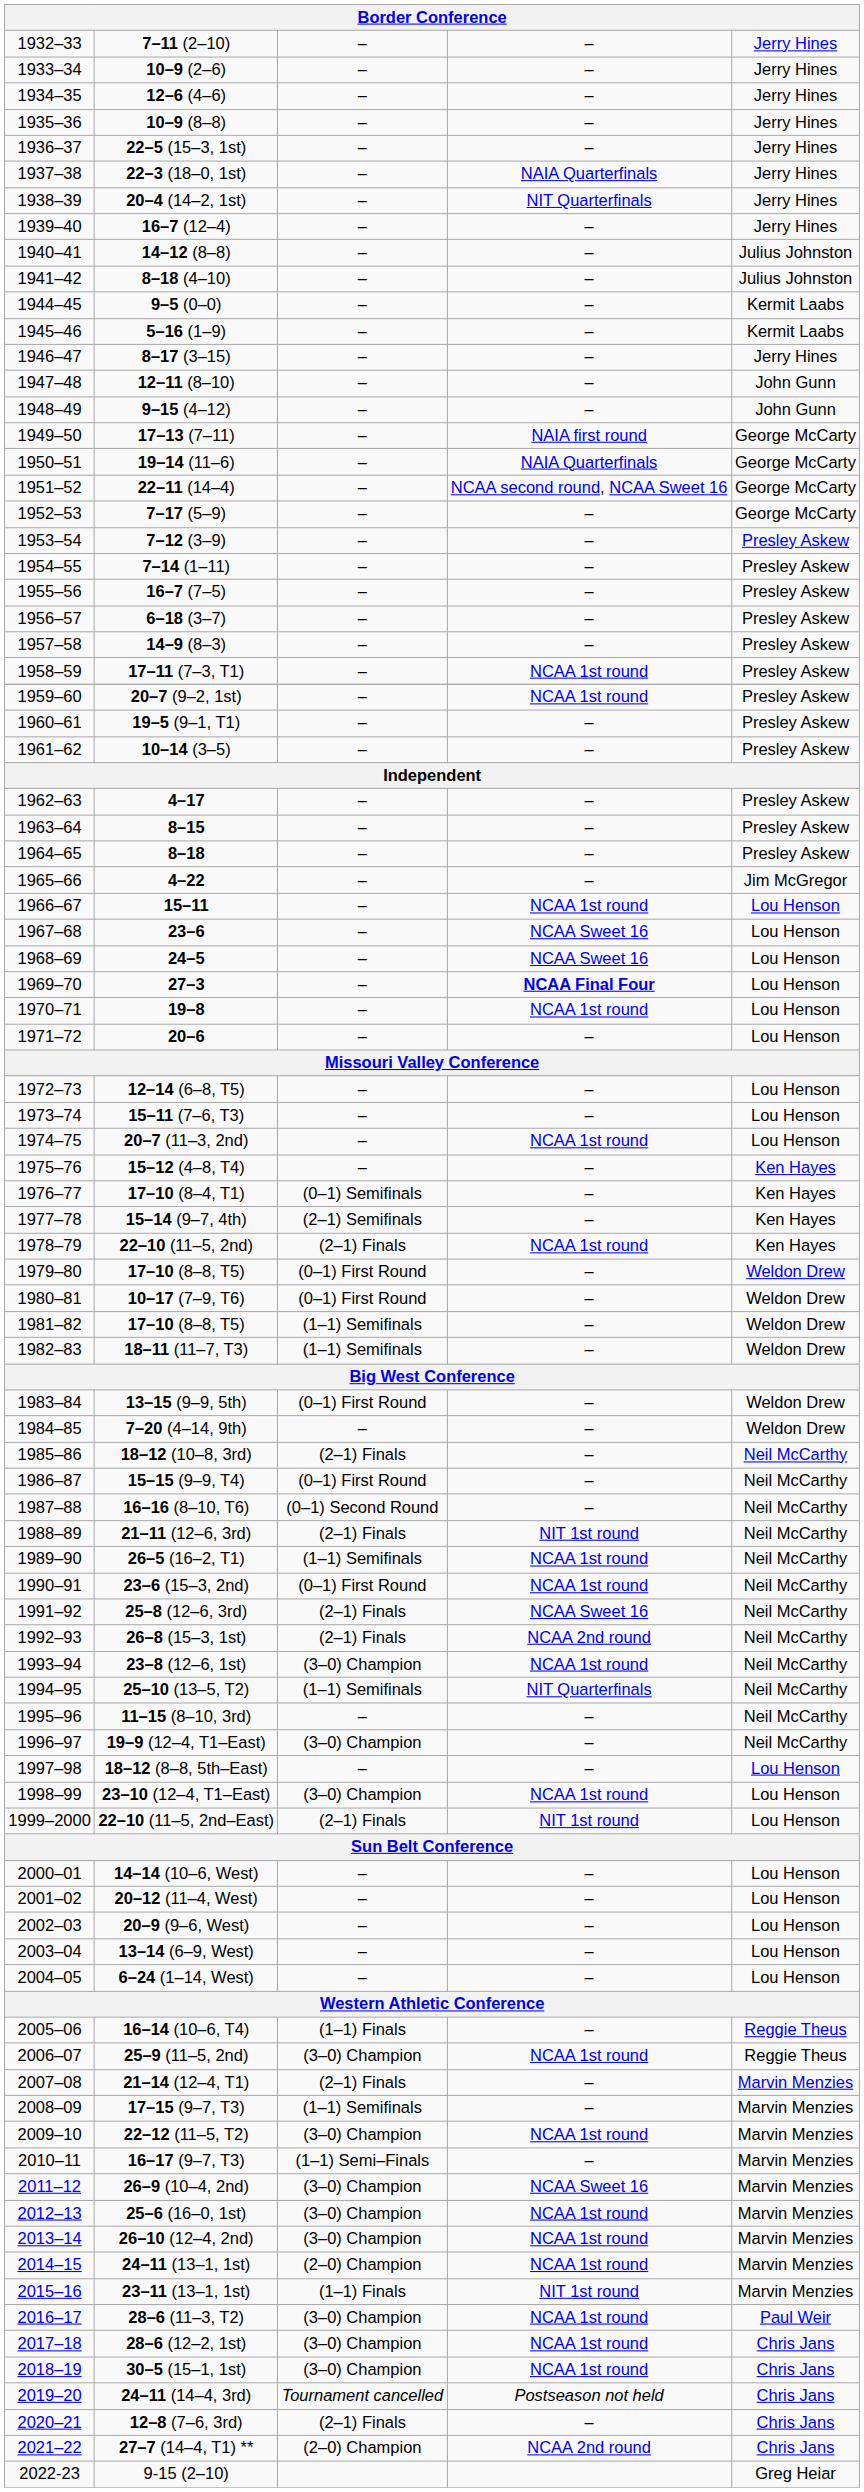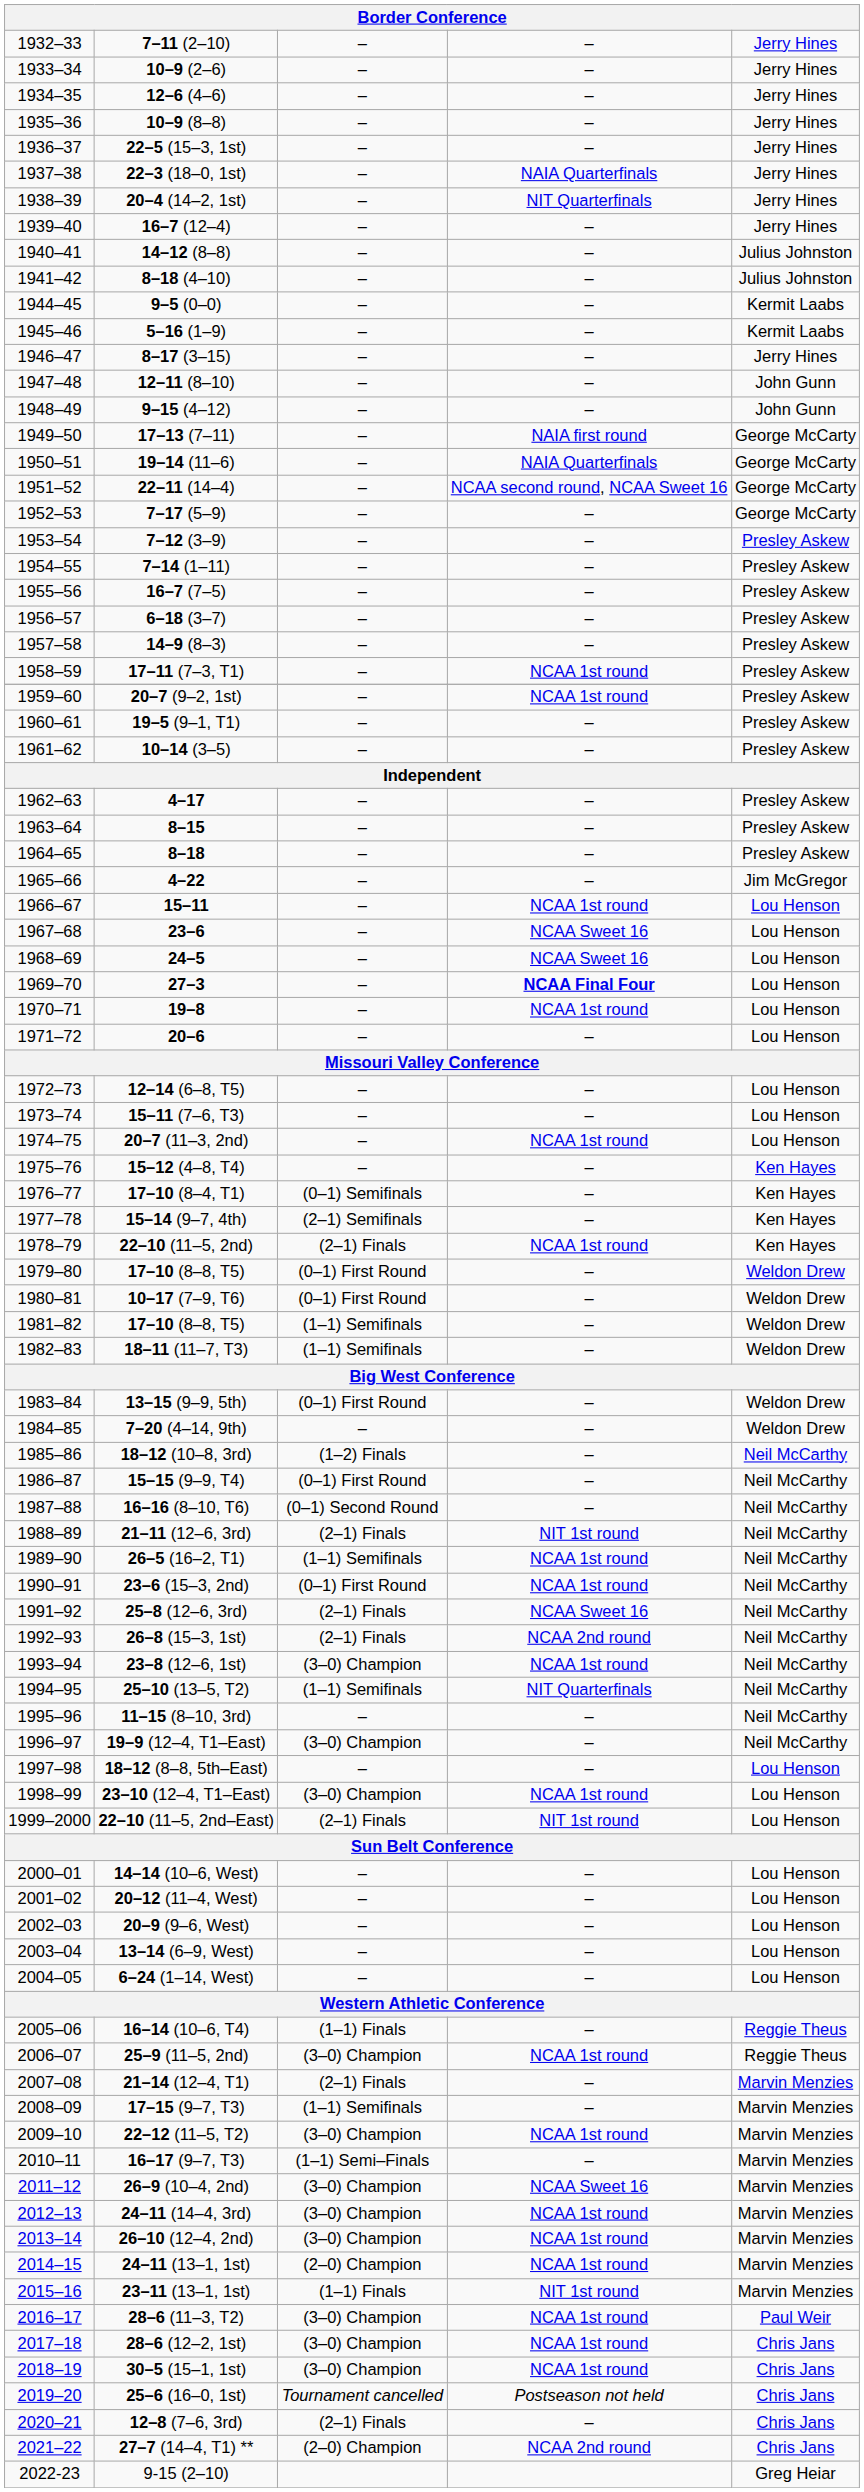(362, 1455) (2–1) Finals -> (362, 1455) (1–2) Finals
(186, 2213) 25–6 (16–0, 1st) -> (186, 2213) 24–11 (14–4, 3rd)
(186, 2395) 24–11 (14–4, 3rd) -> (186, 2395) 25–6 (16–0, 1st)
